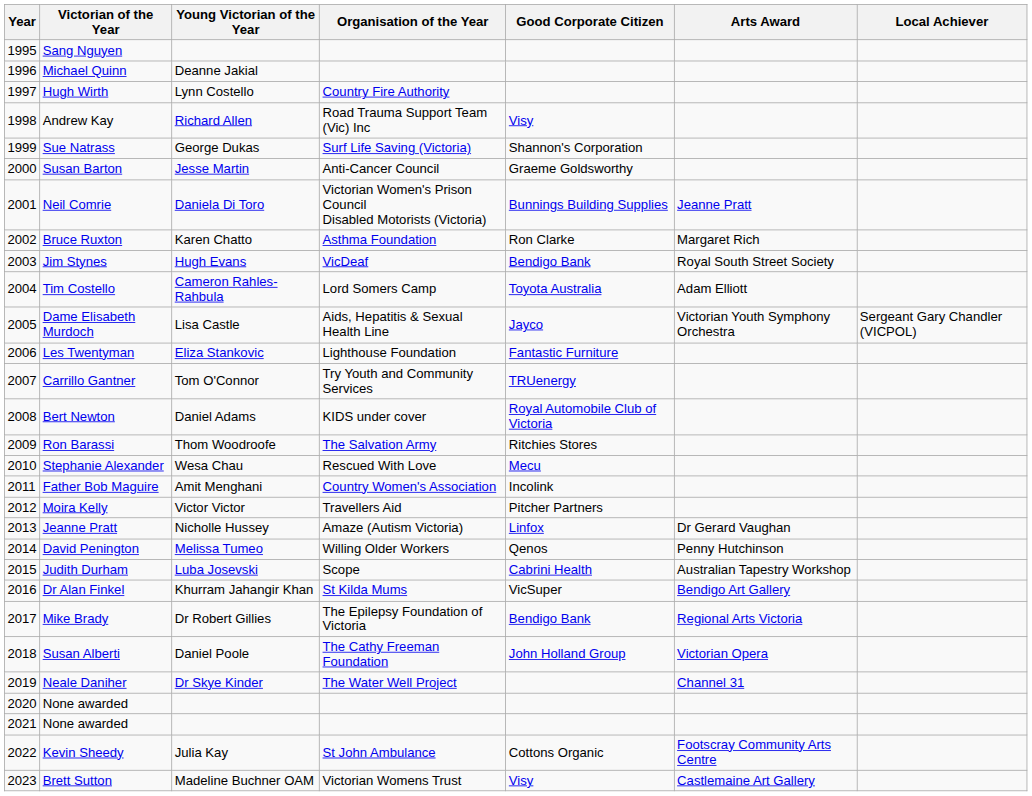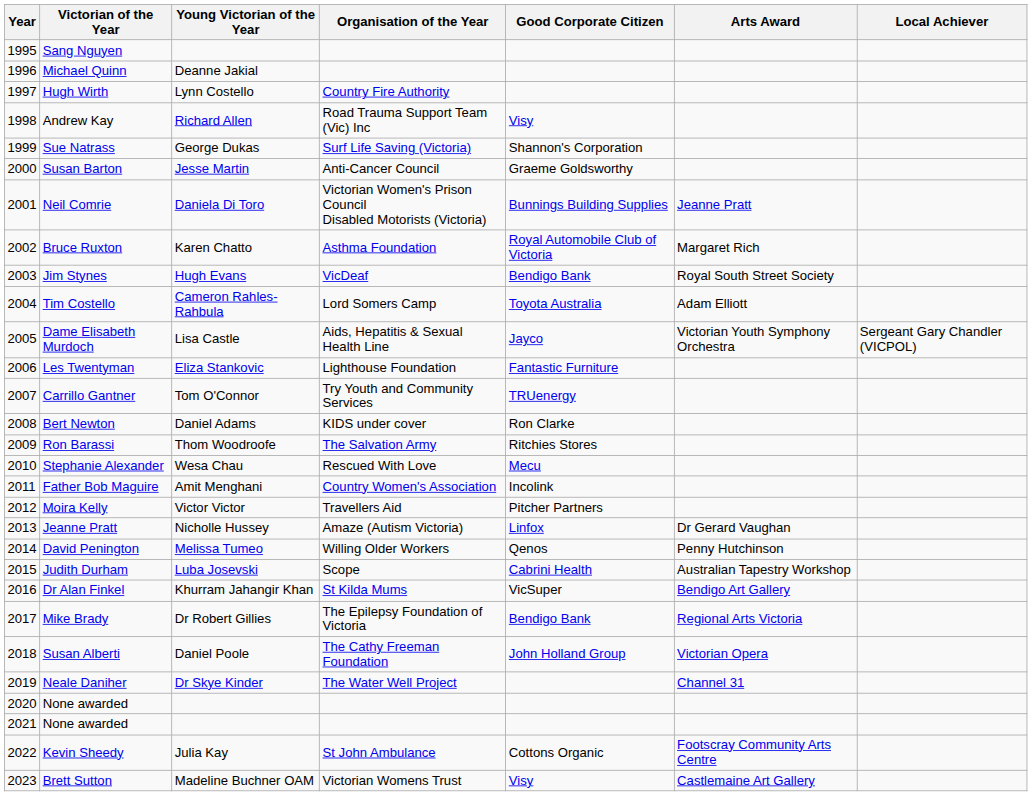(542, 240) Ron Clarke -> (582, 247) Royal Automobile Club of Victoria
(582, 416) Royal Automobile Club of Victoria -> (542, 424) Ron Clarke
